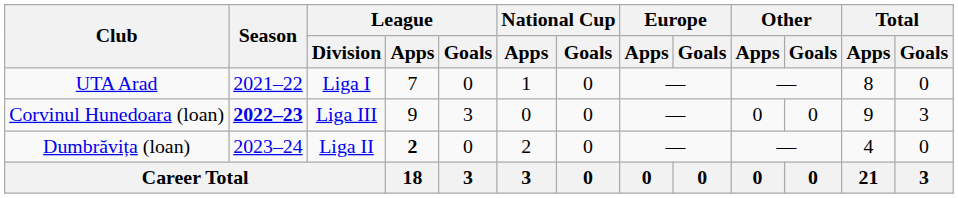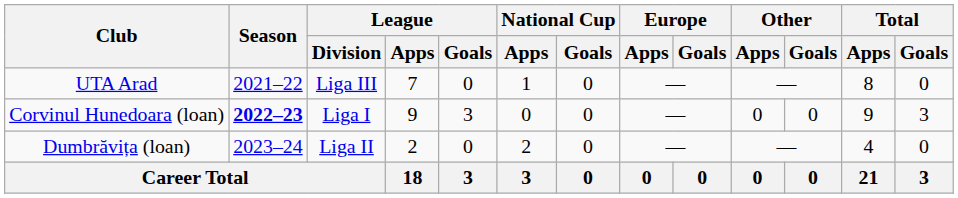(347, 83) Liga I -> (347, 83) Liga III
(347, 114) Liga III -> (347, 114) Liga I
(412, 146) bold -> (412, 146) normal
